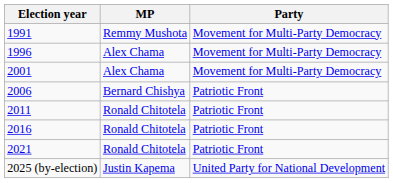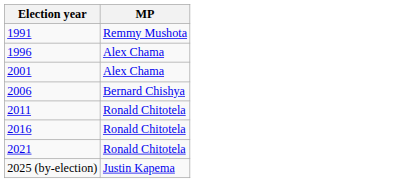- column: (289, 14)
